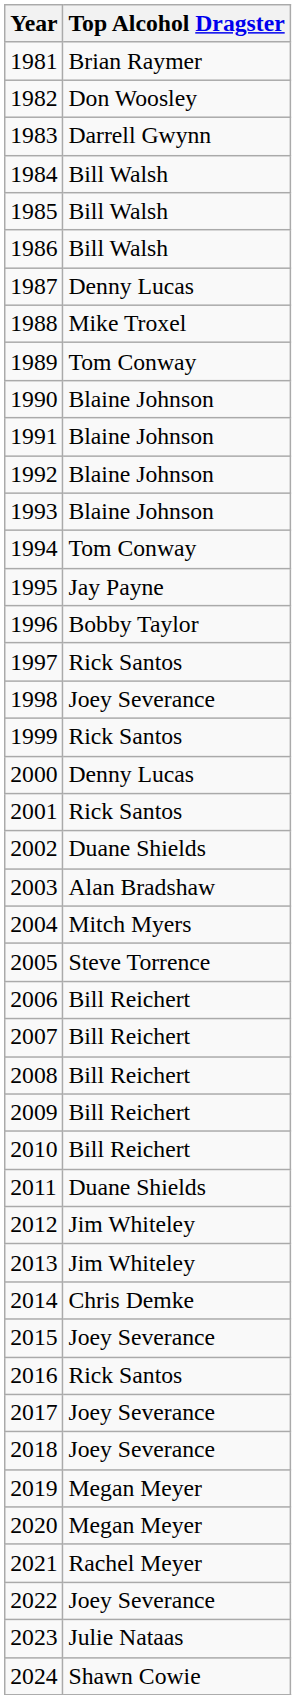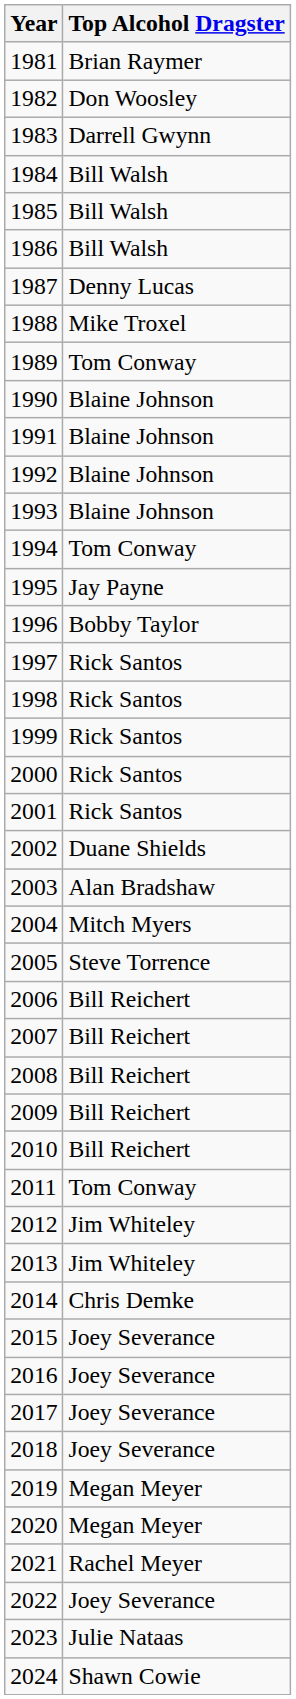(142, 699) Joey Severance -> (125, 699) Rick Santos
(131, 774) Denny Lucas -> (125, 774) Rick Santos
(137, 1187) Duane Shields -> (132, 1187) Tom Conway
(125, 1375) Rick Santos -> (142, 1375) Joey Severance
